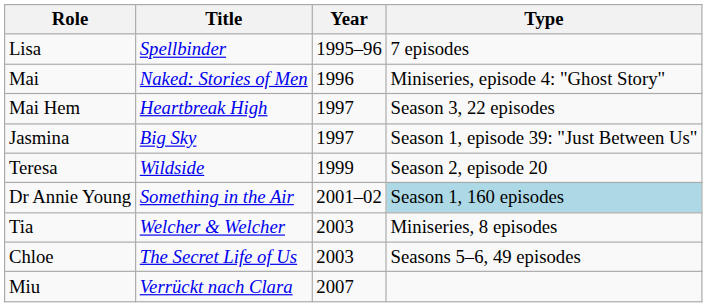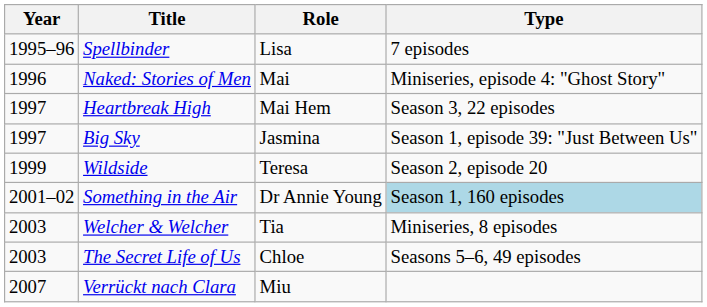columns swapped: (349, 19) <-> (70, 19)
